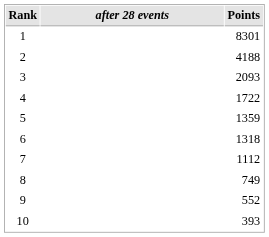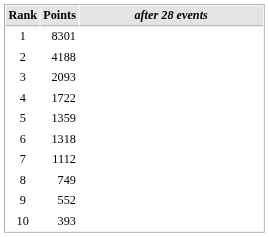columns swapped: (132, 15) <-> (244, 15)
